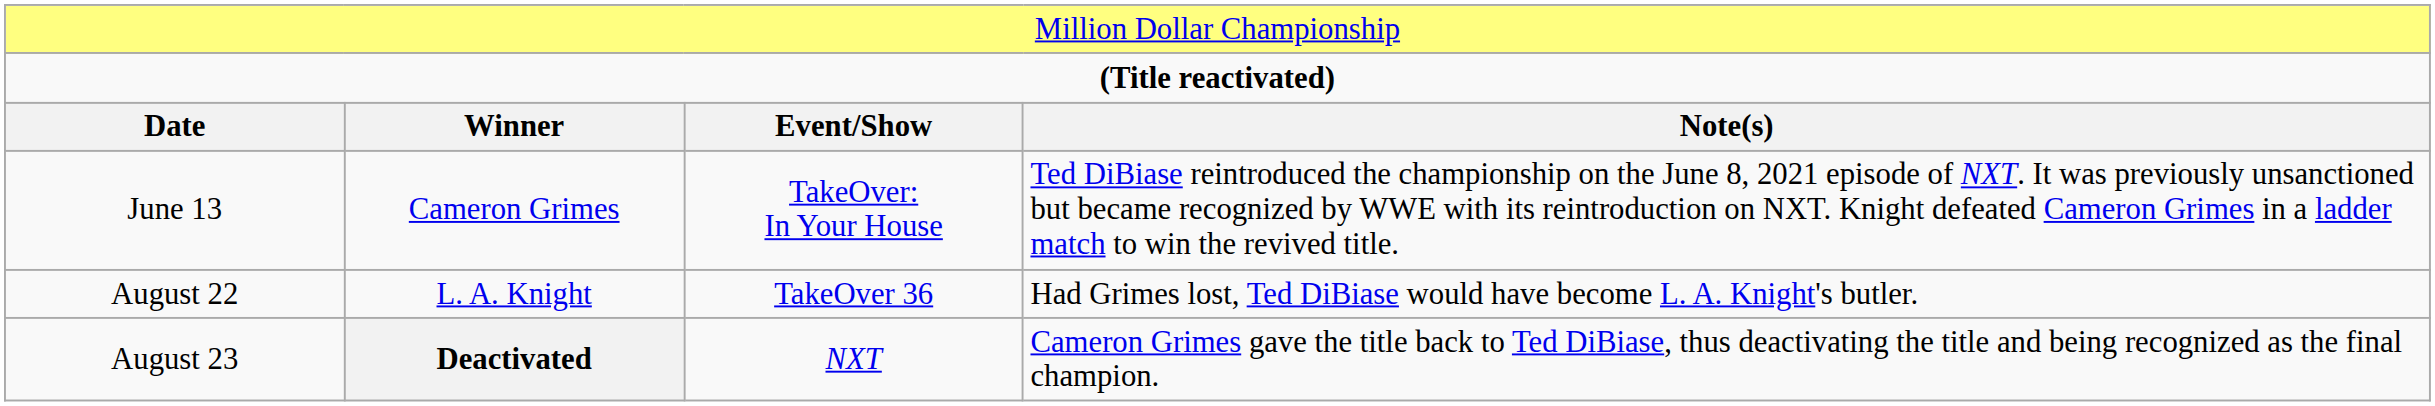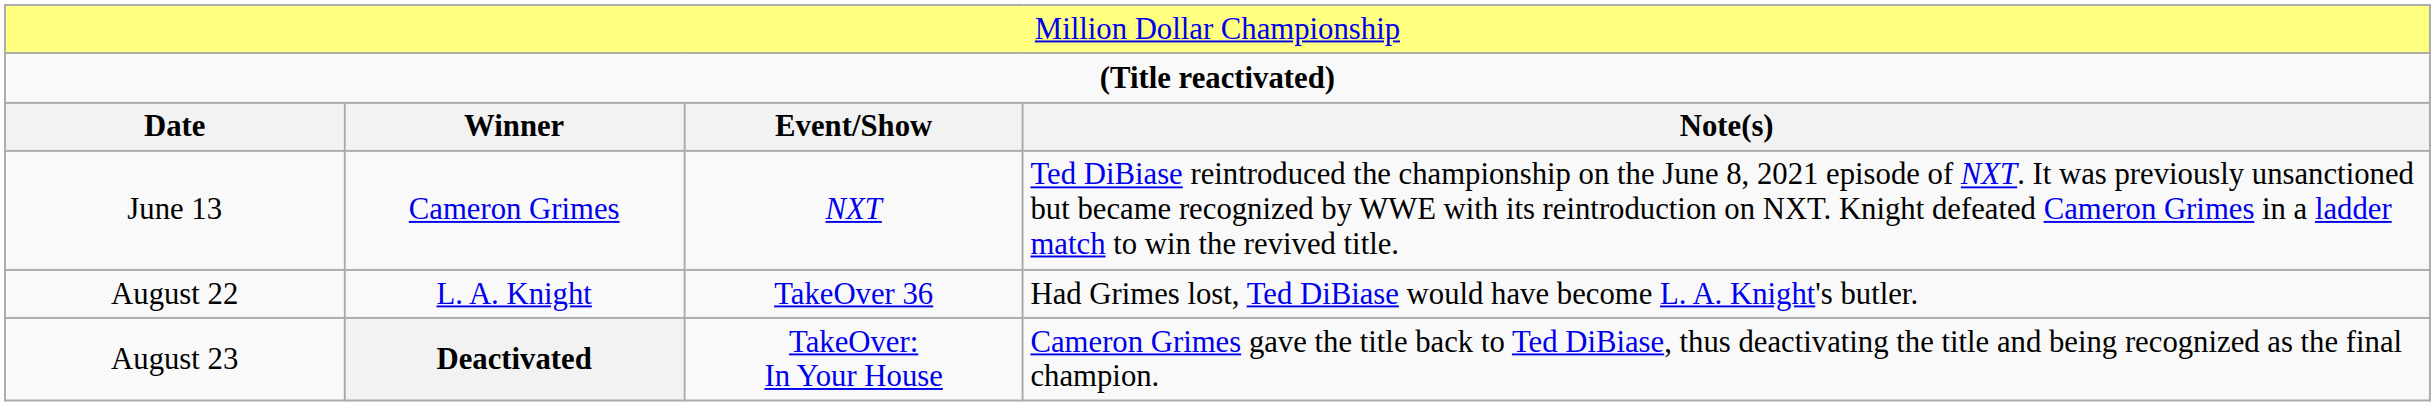(854, 209) TakeOver: In Your House -> (854, 209) NXT
(854, 358) NXT -> (854, 358) TakeOver: In Your House
